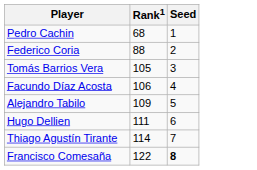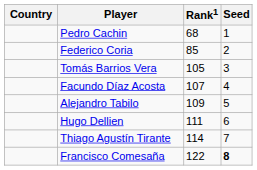+ column: (31, 14)
(139, 51) 88 -> (192, 51) 85
(142, 86) 106 -> (195, 86) 107
